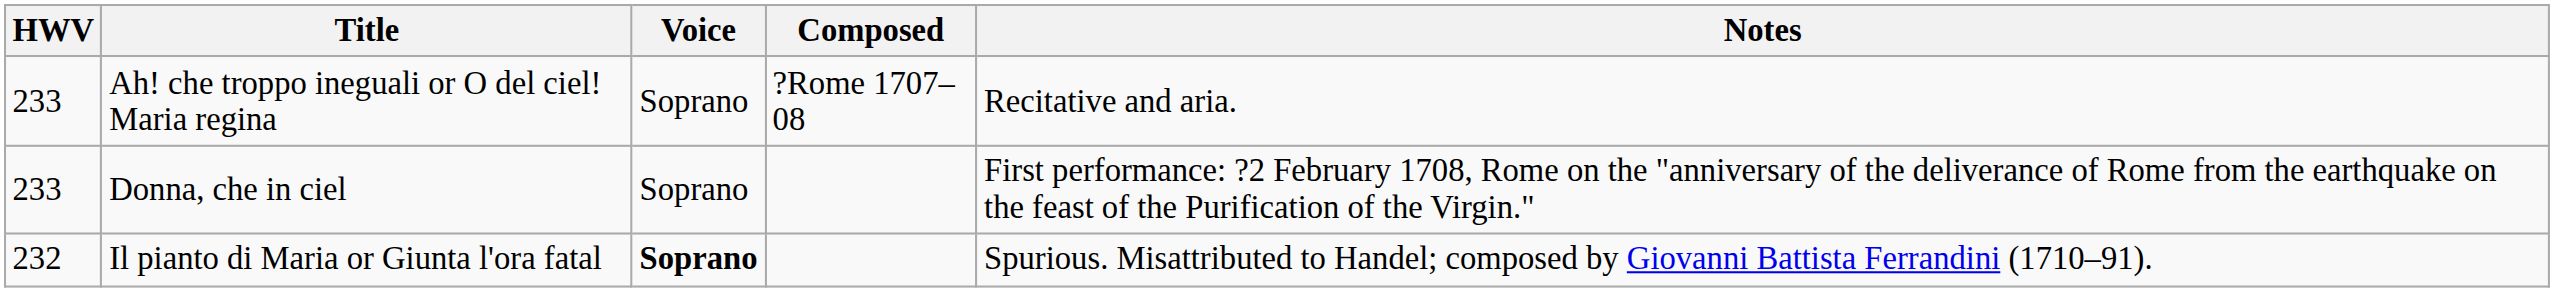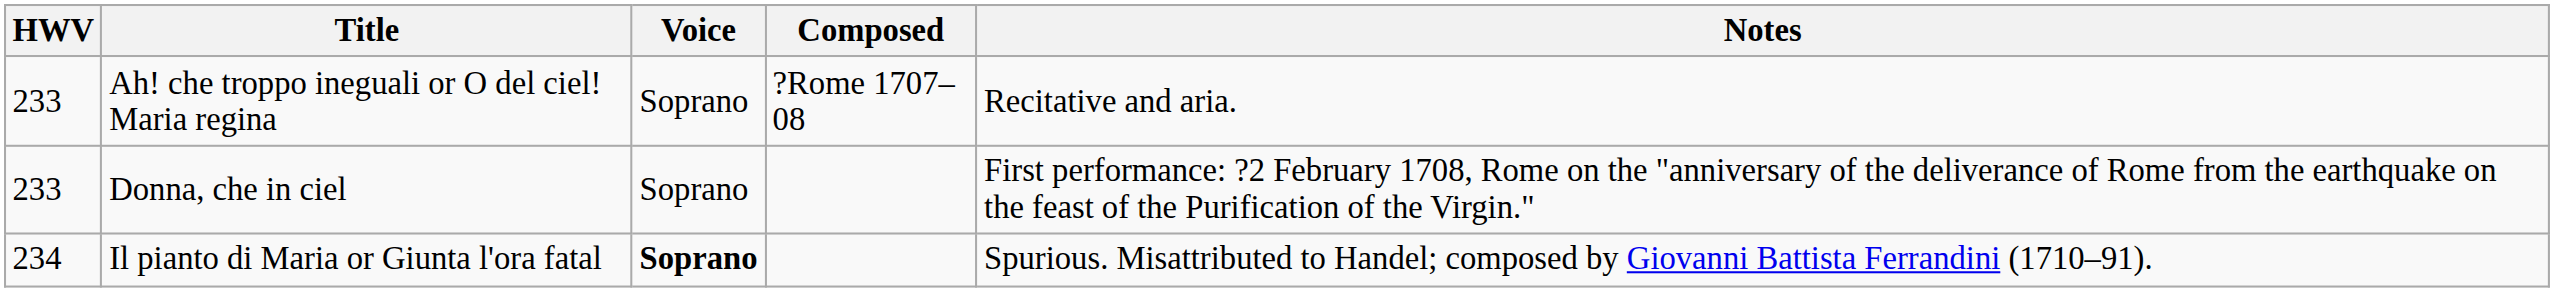(37, 259) 232 -> (37, 259) 234
